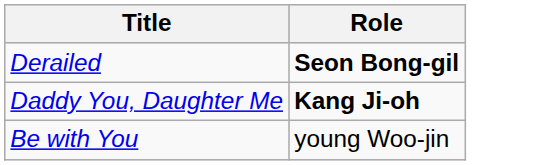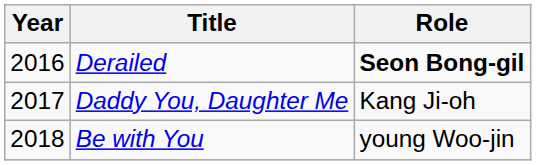+ column: (37, 23)
(357, 100) bold -> (418, 100) normal
